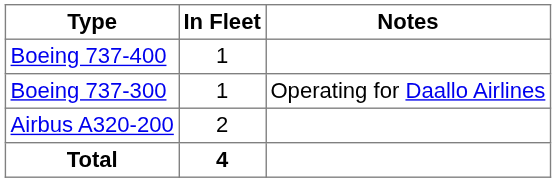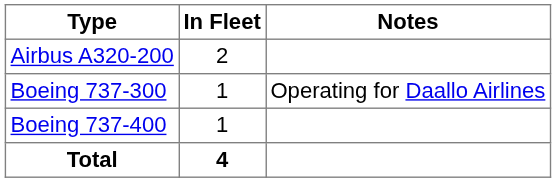rows swapped: (92, 125) <-> (89, 56)
